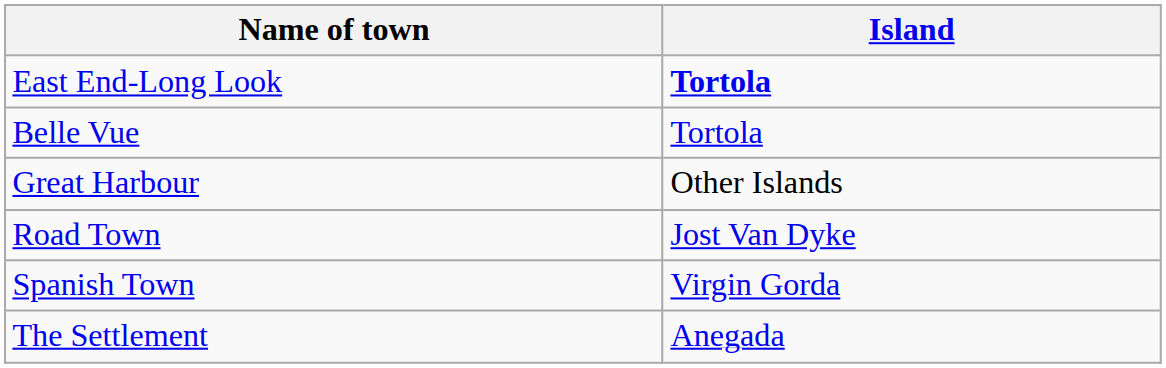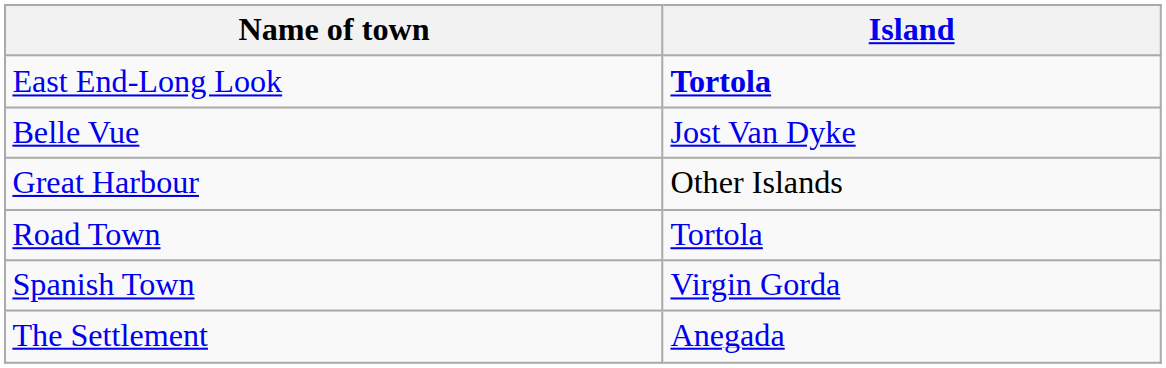(717, 132) Tortola -> (763, 132) Jost Van Dyke
(763, 234) Jost Van Dyke -> (717, 234) Tortola
